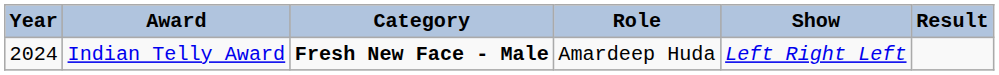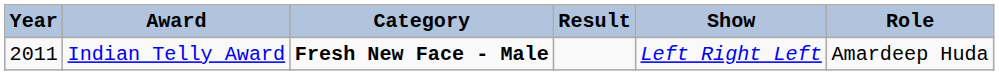columns swapped: (637, 21) <-> (952, 21)
(34, 54) 2024 -> (34, 54) 2011
